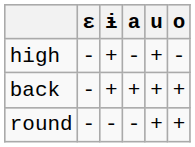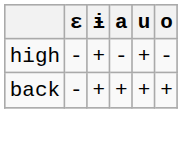- row: (41, 124)
